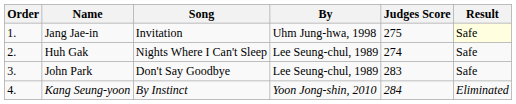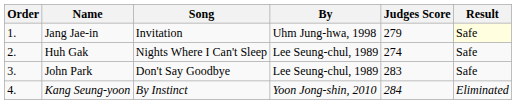(393, 33) 275 -> (393, 33) 279
